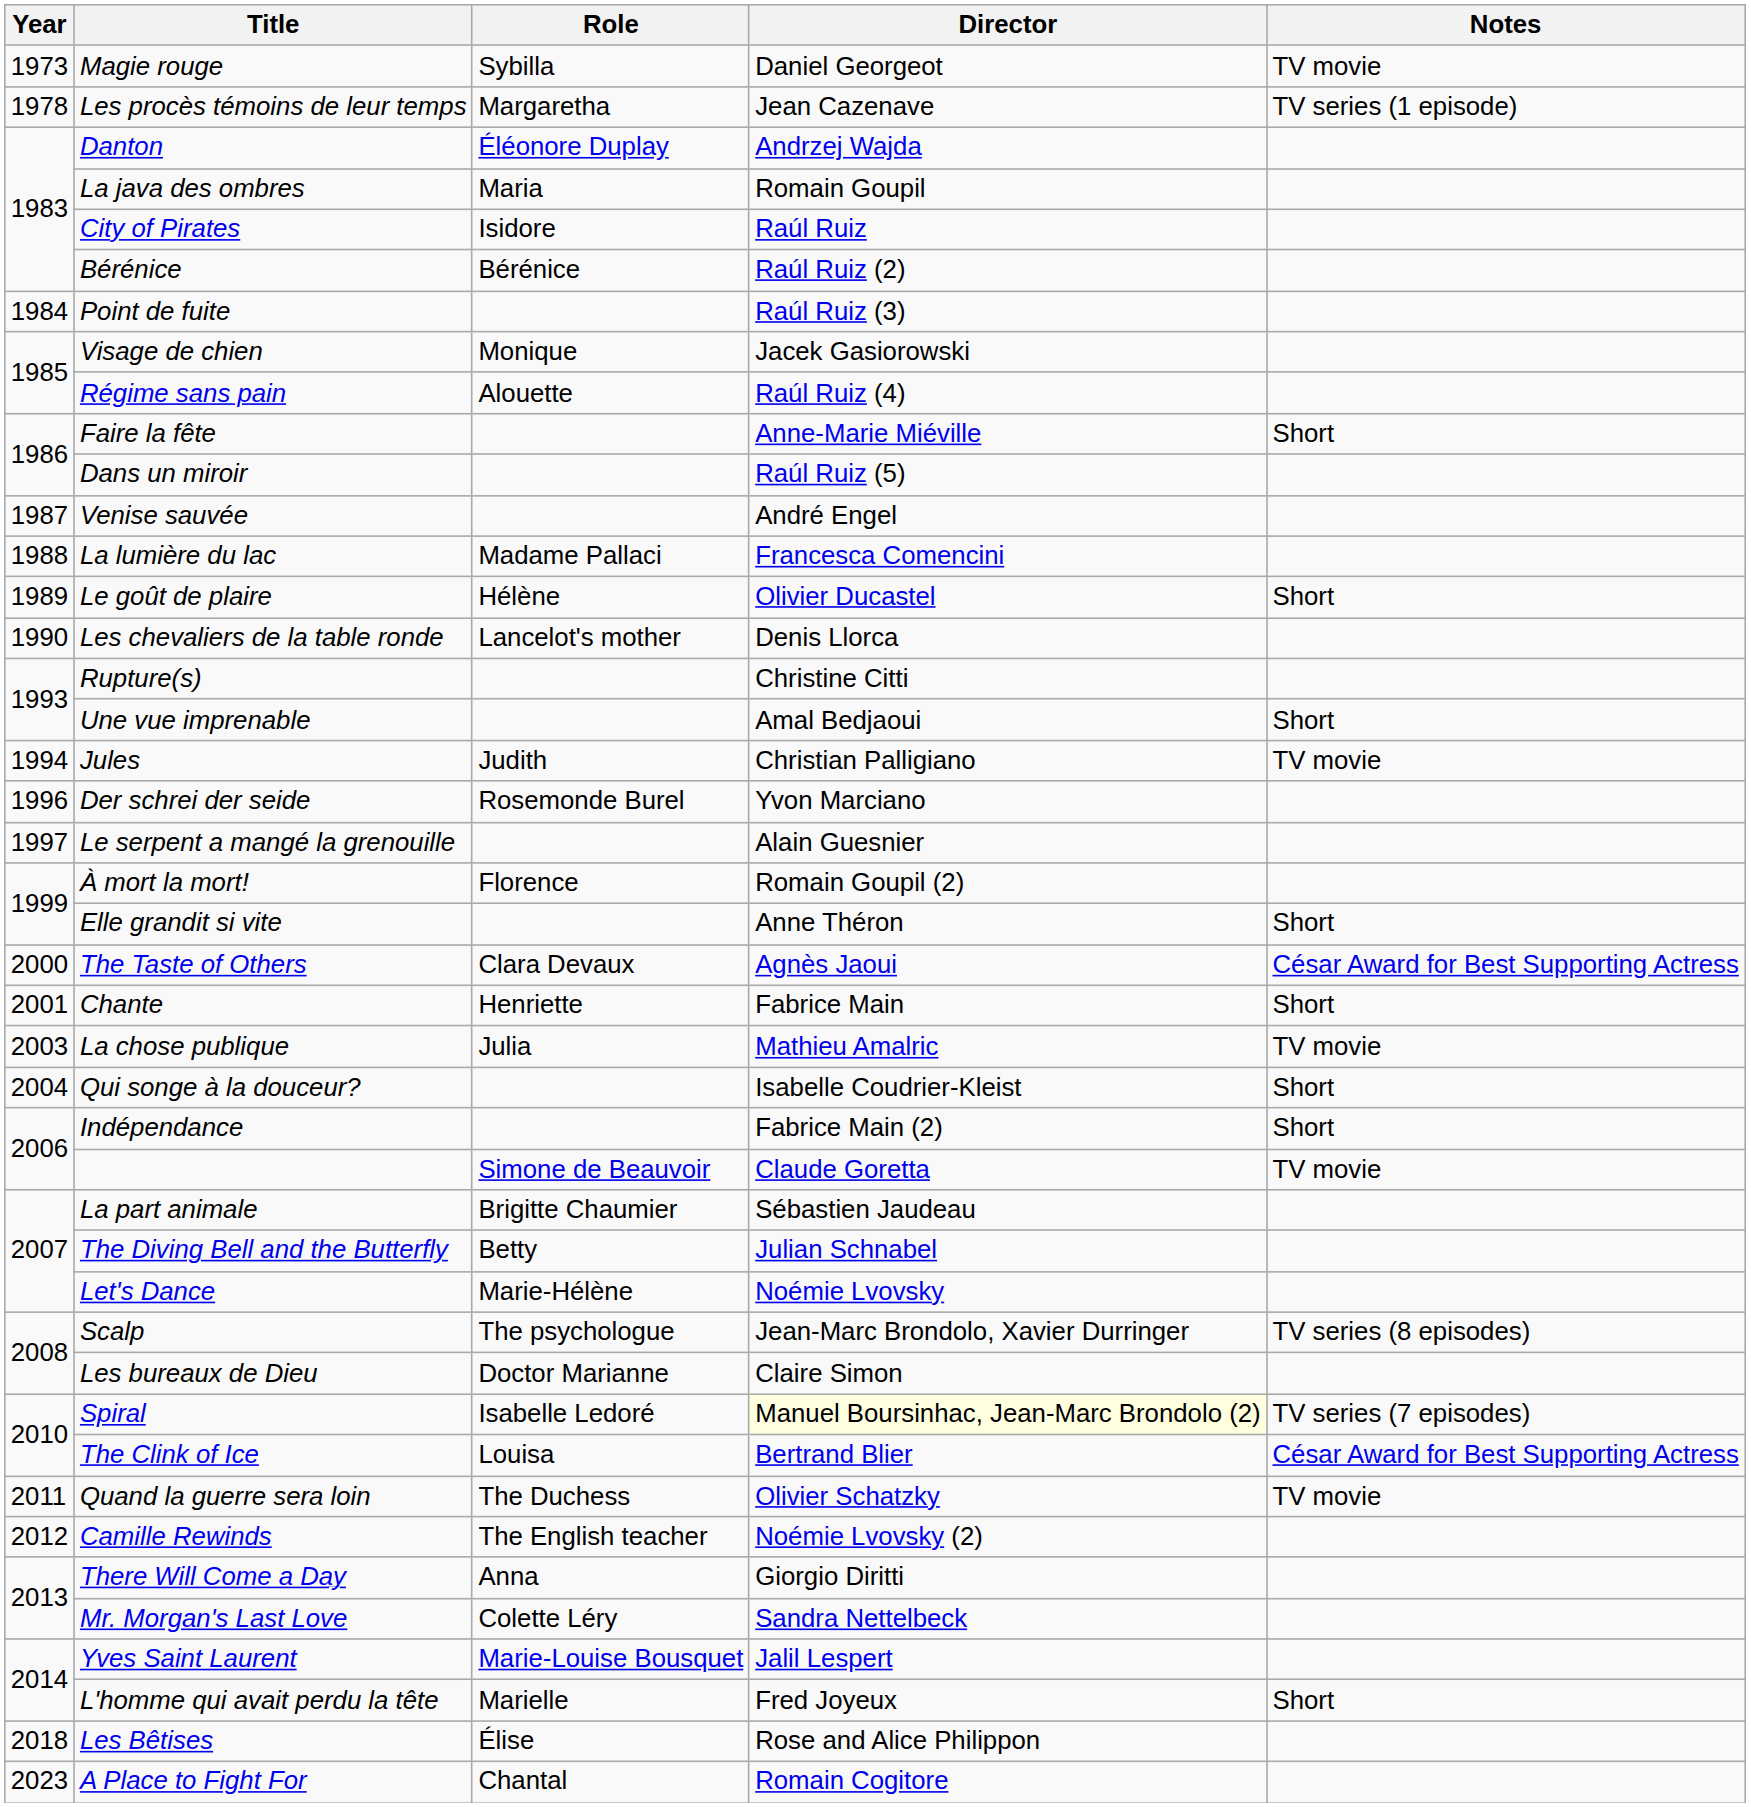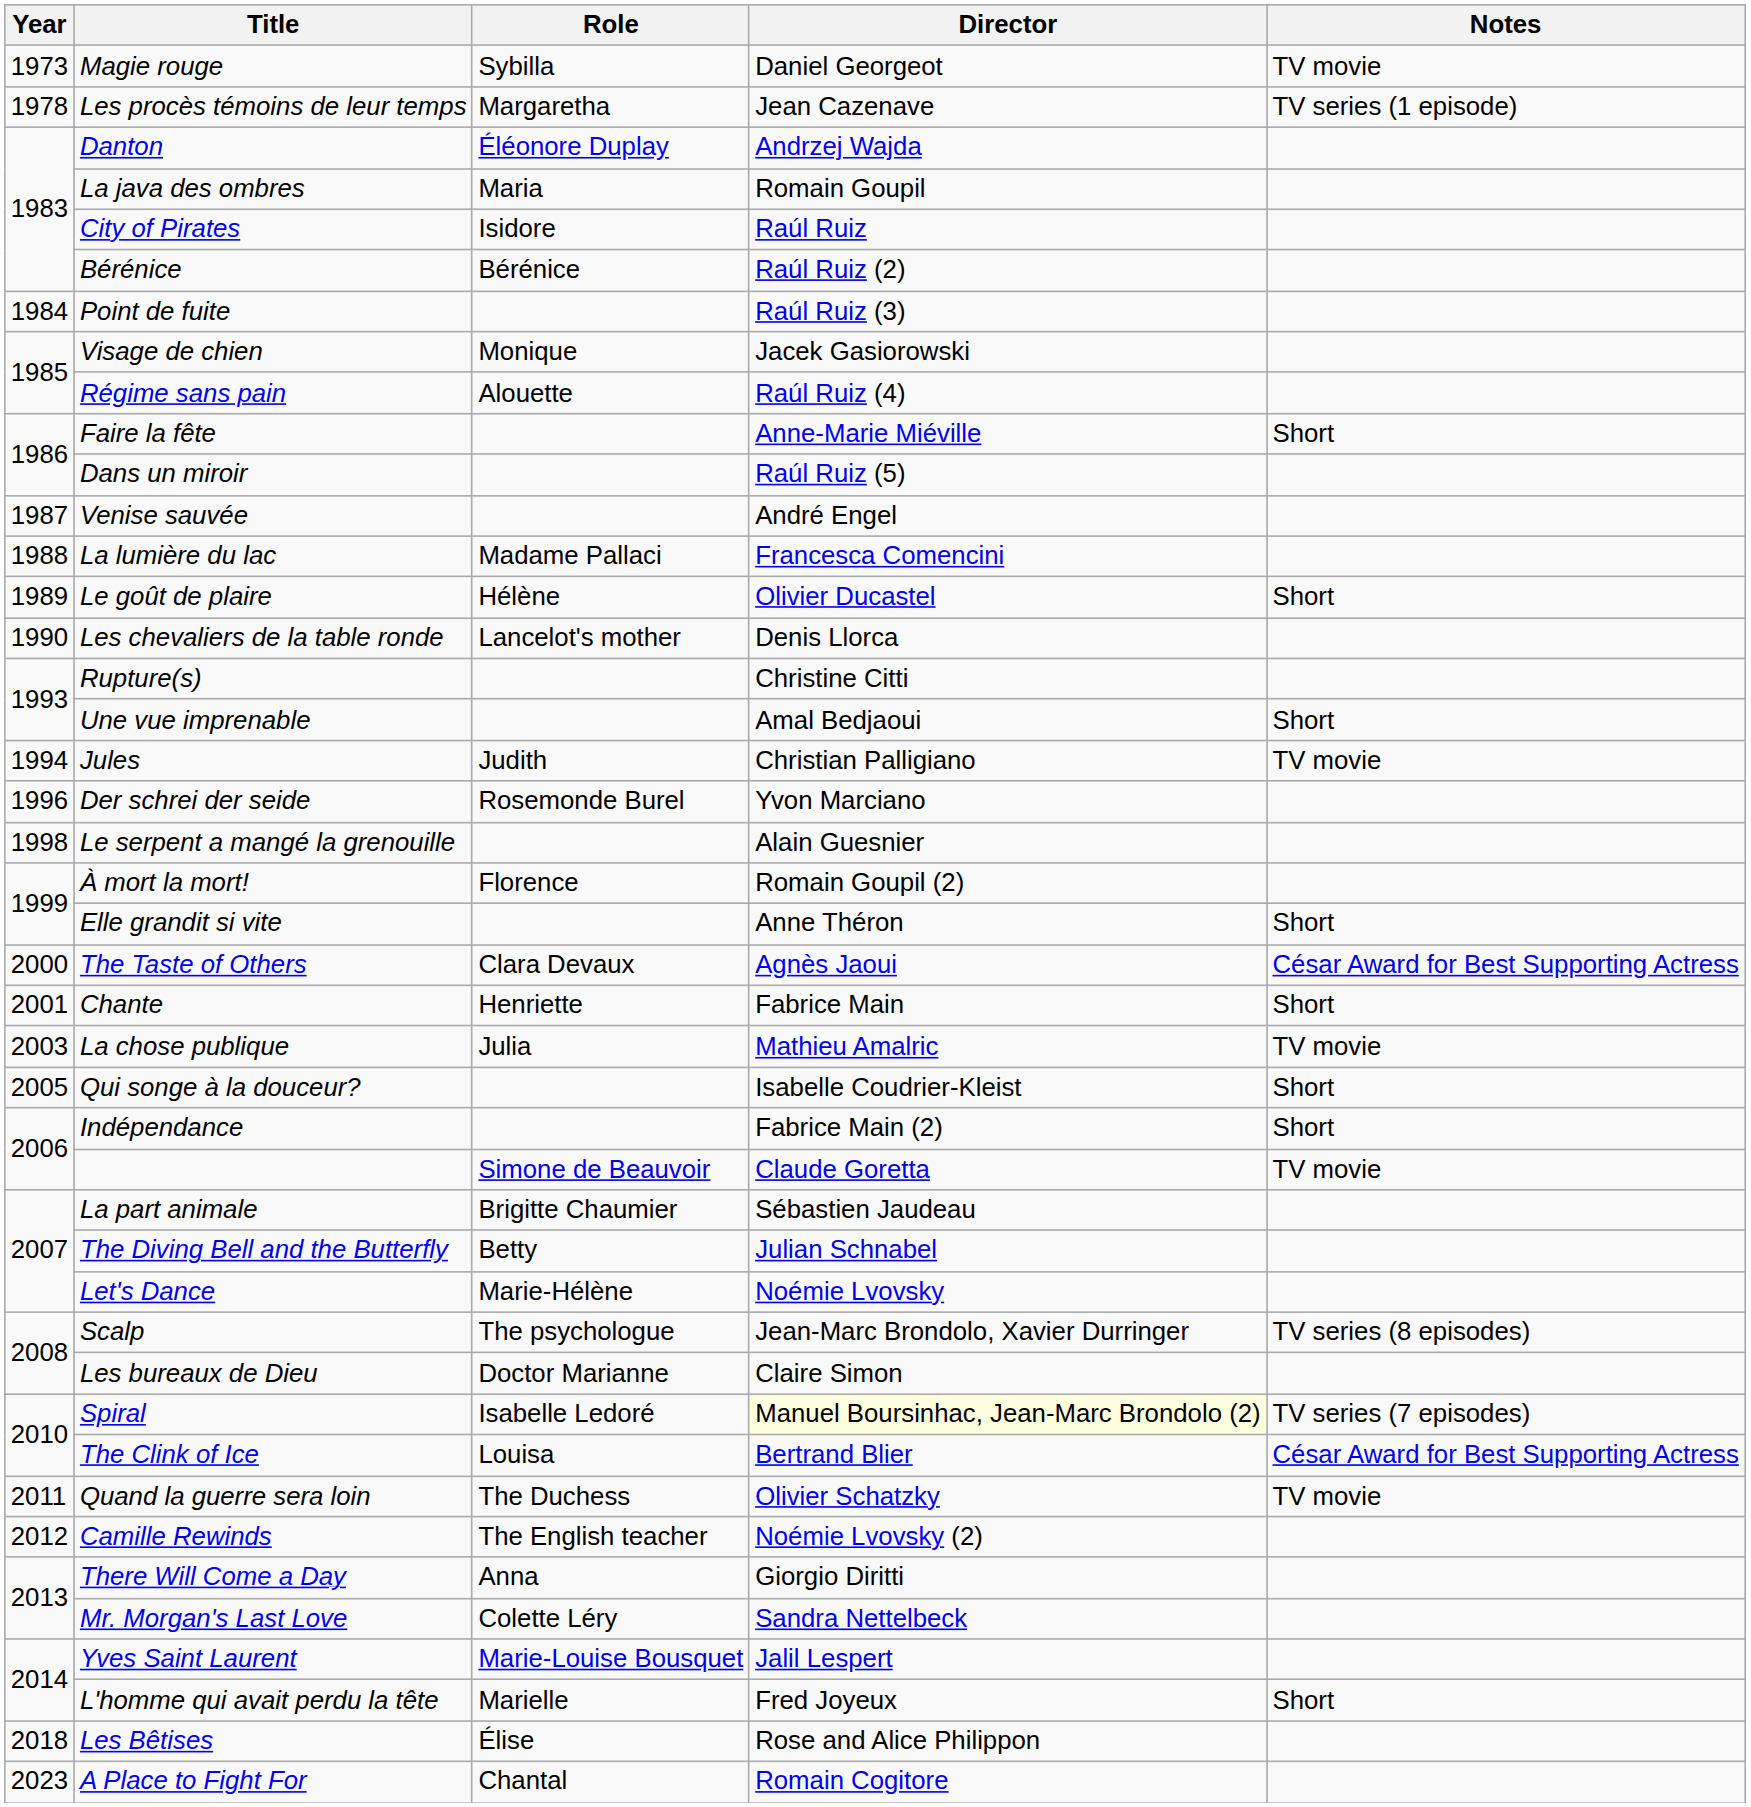(39, 842) 1997 -> (39, 842) 1998
(39, 1087) 2004 -> (39, 1087) 2005
